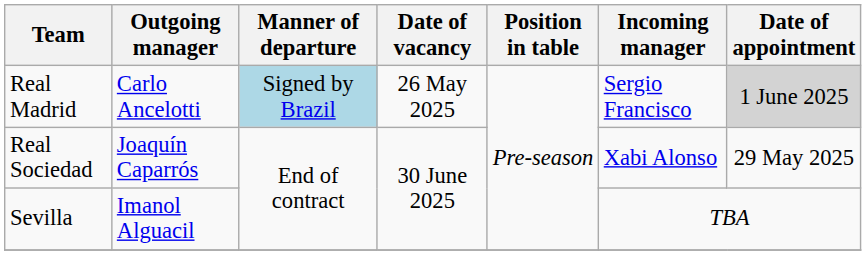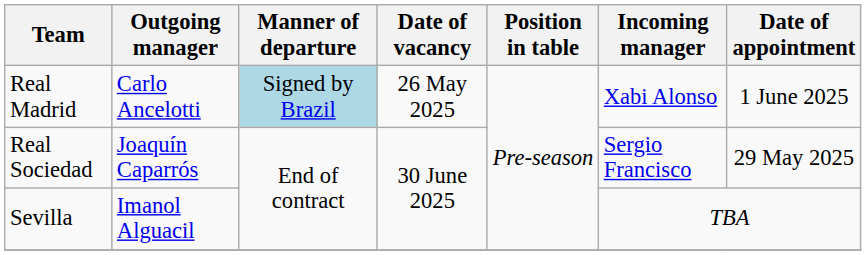(648, 96) Sergio Francisco -> (660, 96) Xabi Alonso
(794, 96) lightgrey background -> (794, 96) no background
(660, 157) Xabi Alonso -> (648, 157) Sergio Francisco
